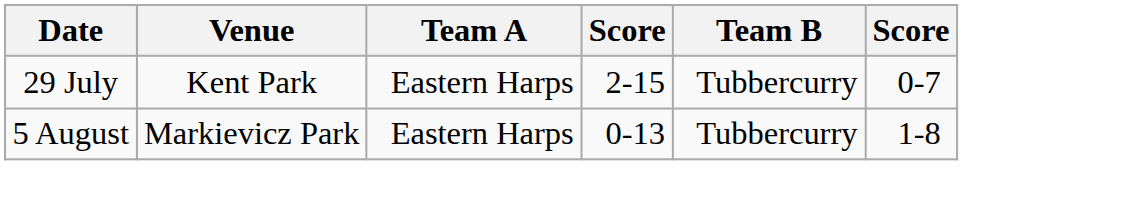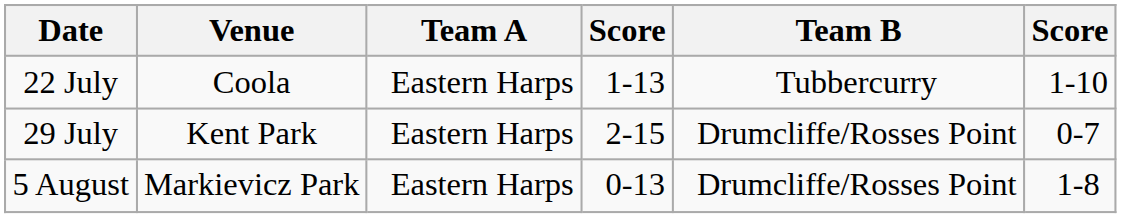+ row: (71, 81)
(769, 81) Tubbercurry -> (849, 133) Drumcliffe/Rosses Point
(769, 133) Tubbercurry -> (849, 184) Drumcliffe/Rosses Point
